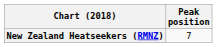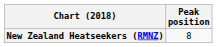(189, 36) 7 -> (189, 36) 8
